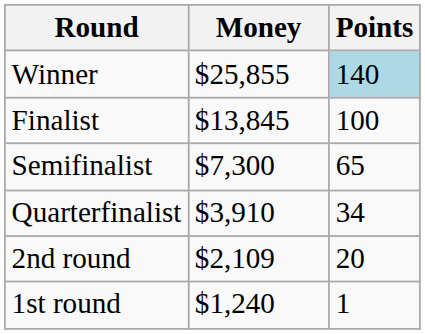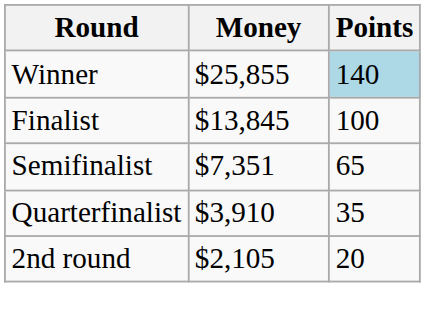(235, 166) $7,300 -> (235, 166) $7,351
(350, 212) 34 -> (350, 212) 35
(235, 258) $2,109 -> (235, 258) $2,105
- row: (66, 304)
